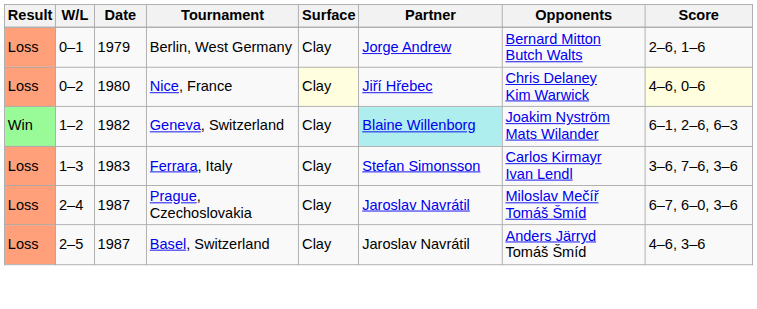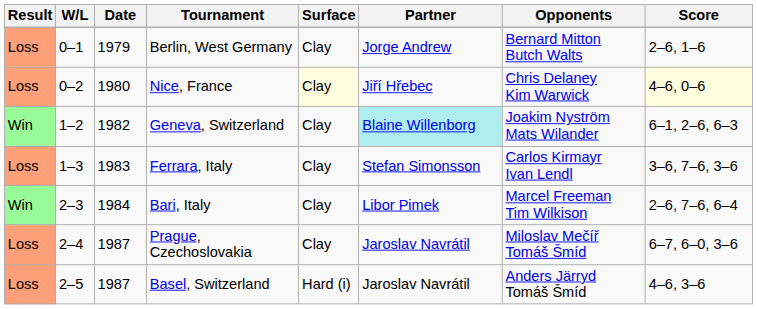+ row: (180, 205)
(317, 244) Clay -> (326, 284) Hard (i)
